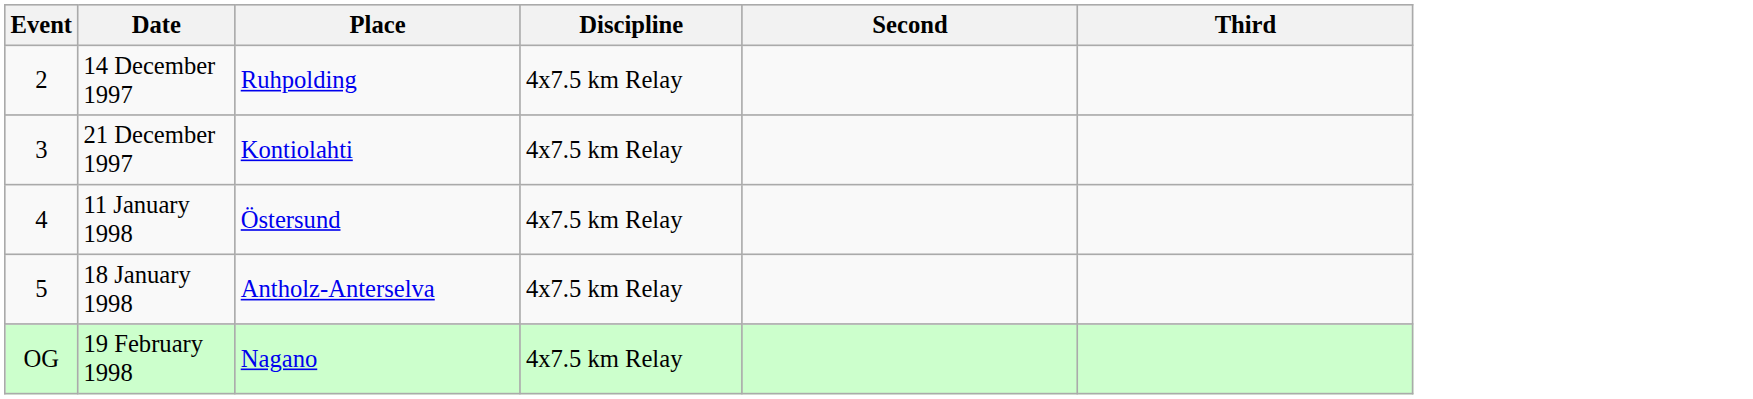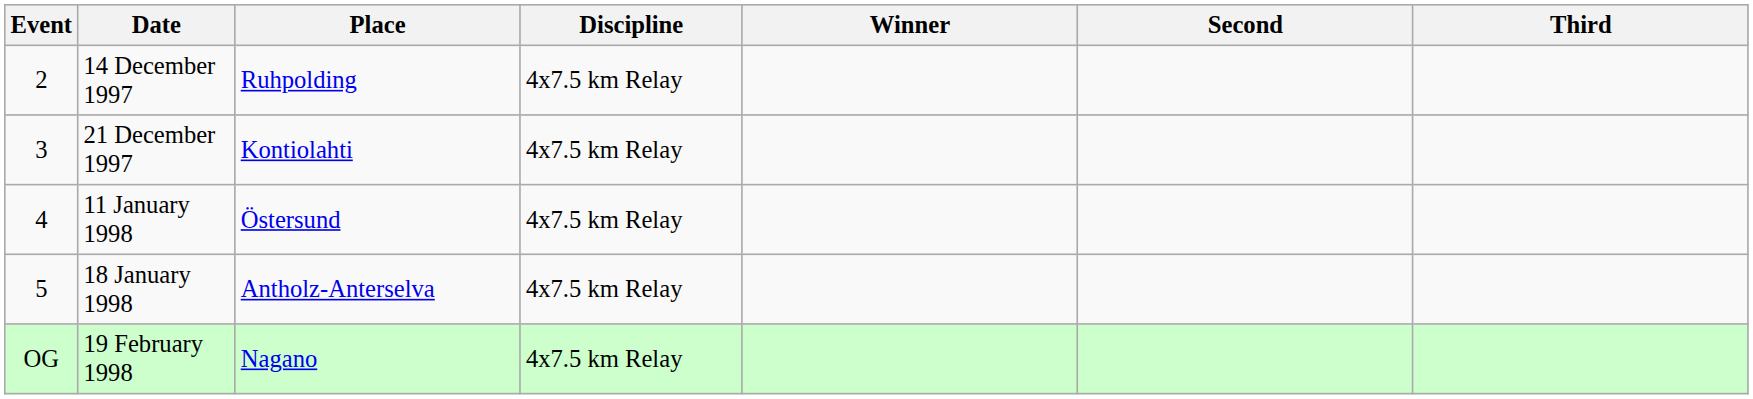+ column: (910, 24)
